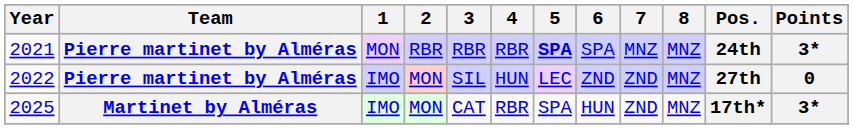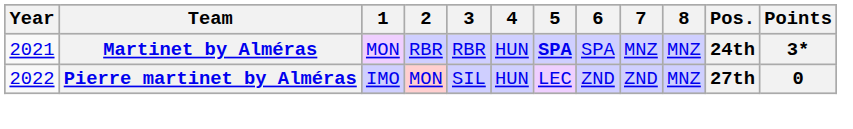(210, 49) Pierre martinet by Alméras -> (210, 49) Martinet by Alméras
(512, 49) RBR -> (512, 49) HUN
- row: (32, 108)
